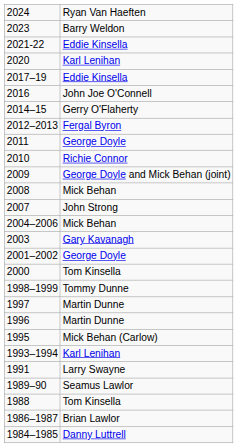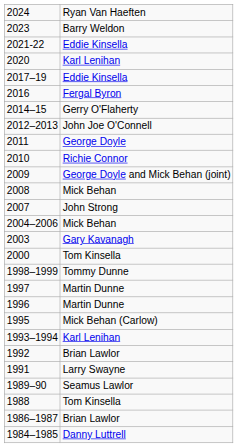(107, 93) John Joe O'Connell -> (92, 93) Fergal Byron
(92, 126) Fergal Byron -> (107, 126) John Joe O'Connell
- row: (32, 256)
+ row: (18, 353)
